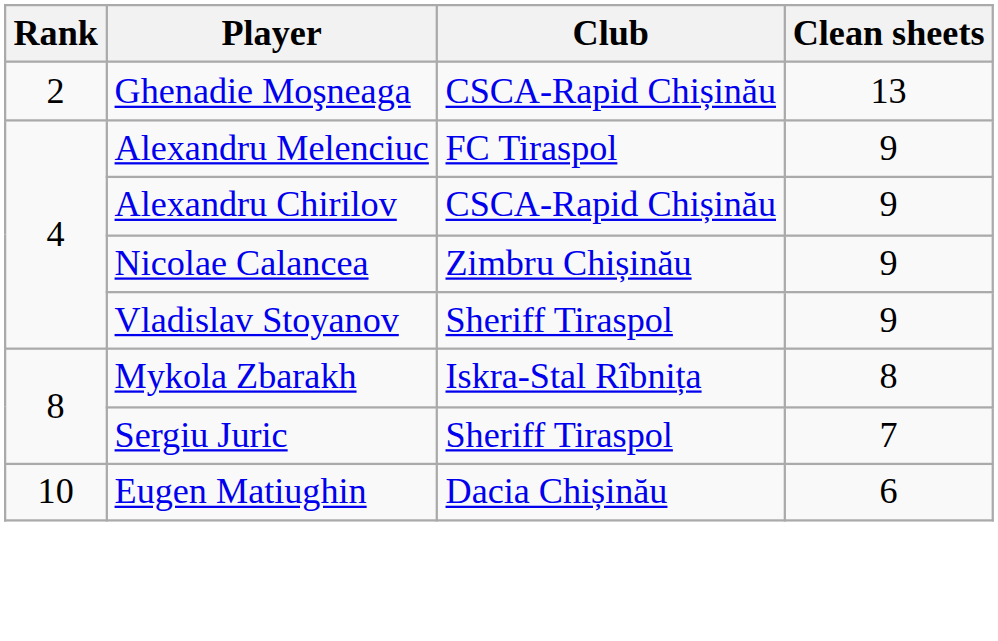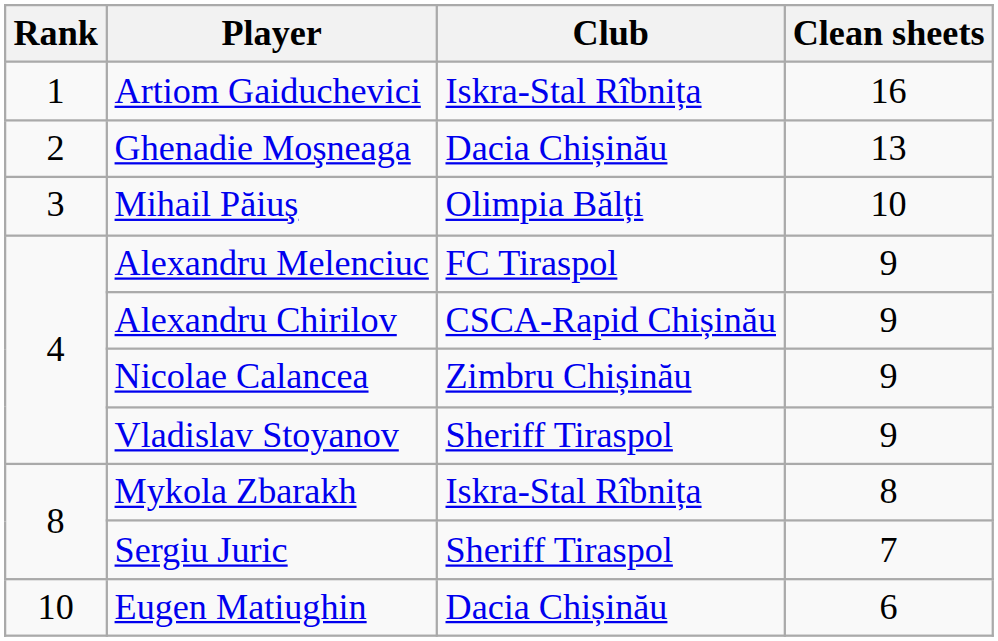+ row: (268, 90)
(611, 90) CSCA-Rapid Chișinău -> (556, 147) Dacia Chișinău
+ row: (206, 205)
